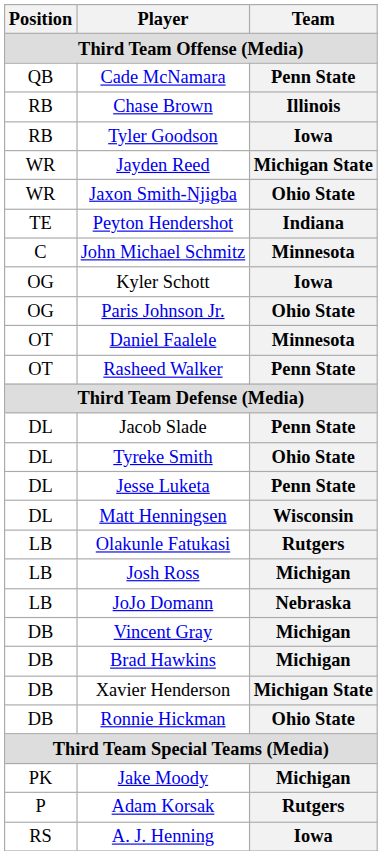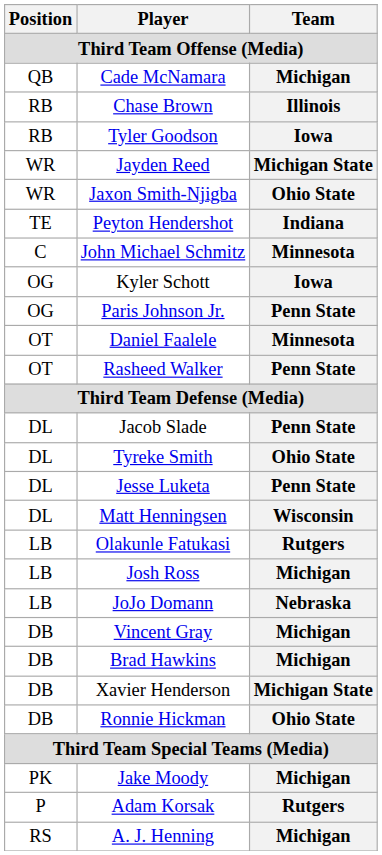(313, 77) Penn State -> (313, 77) Michigan
(313, 310) Ohio State -> (313, 310) Penn State
(313, 836) Iowa -> (313, 836) Michigan
